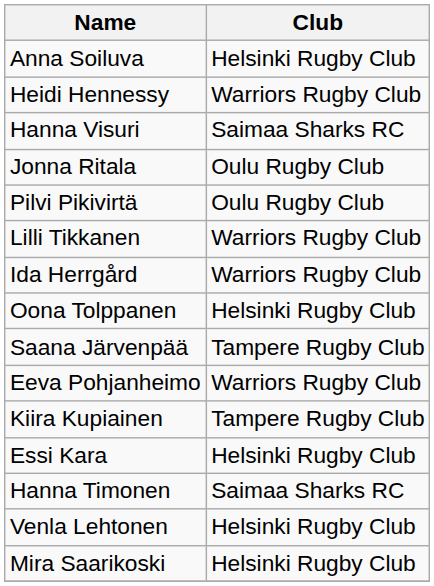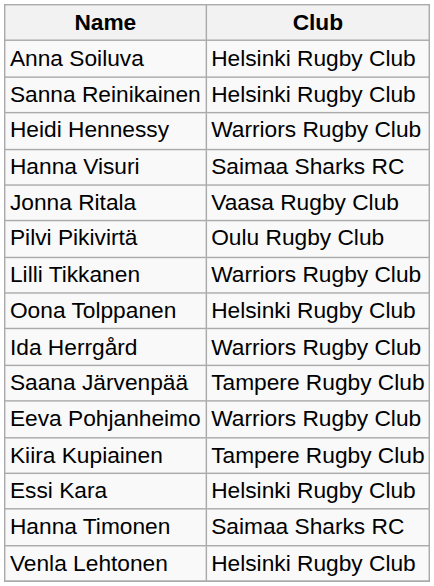+ row: (105, 94)
(298, 166) Oulu Rugby Club -> (305, 202) Vaasa Rugby Club
rows swapped: (74, 274) <-> (93, 310)
- row: (88, 563)
